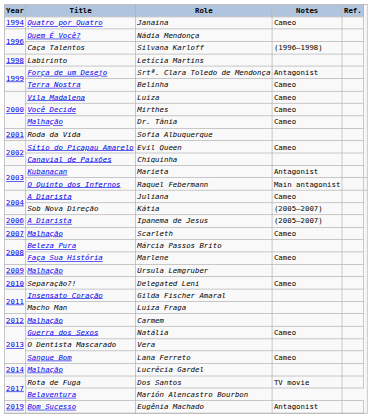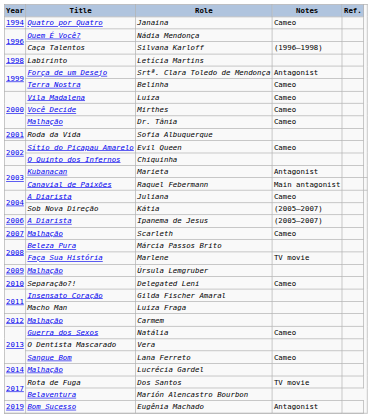(70, 159) Canavial de Paixões -> (74, 159) O Quinto dos Infernos
(74, 184) O Quinto dos Infernos -> (70, 184) Canavial de Paixões
(285, 258) Cameo -> (292, 258) TV movie
